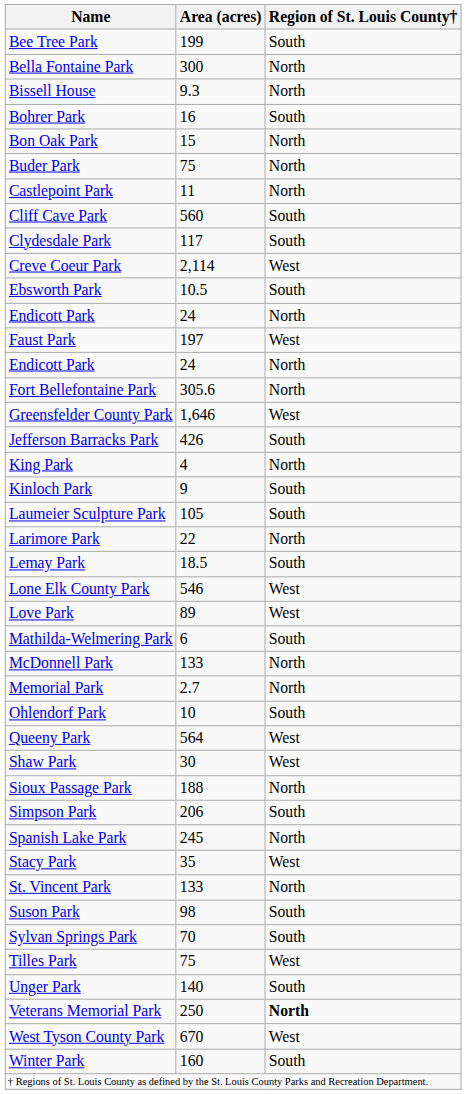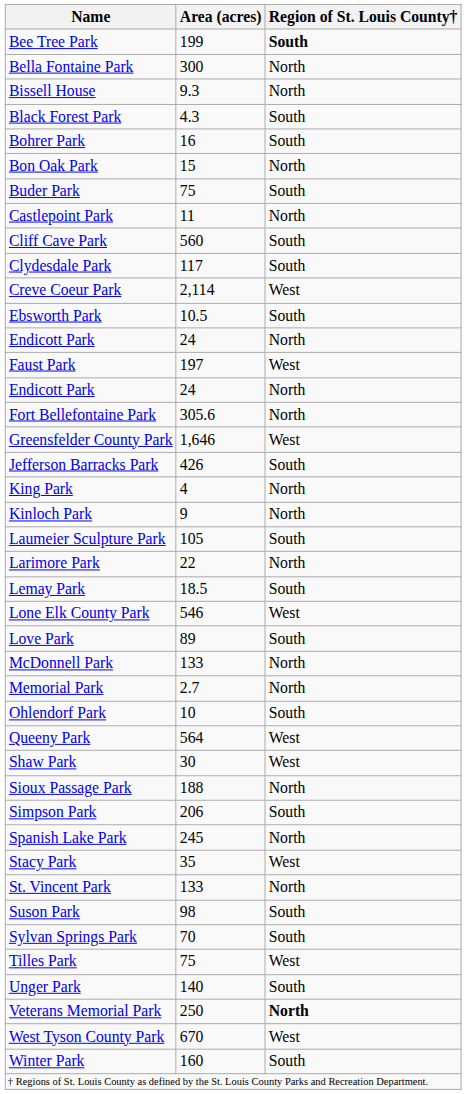(287, 41) normal -> (288, 41) bold
+ row: (65, 116)
(287, 166) North -> (287, 191) South
(287, 489) South -> (287, 514) North
(284, 613) West -> (287, 638) South
- row: (91, 638)
